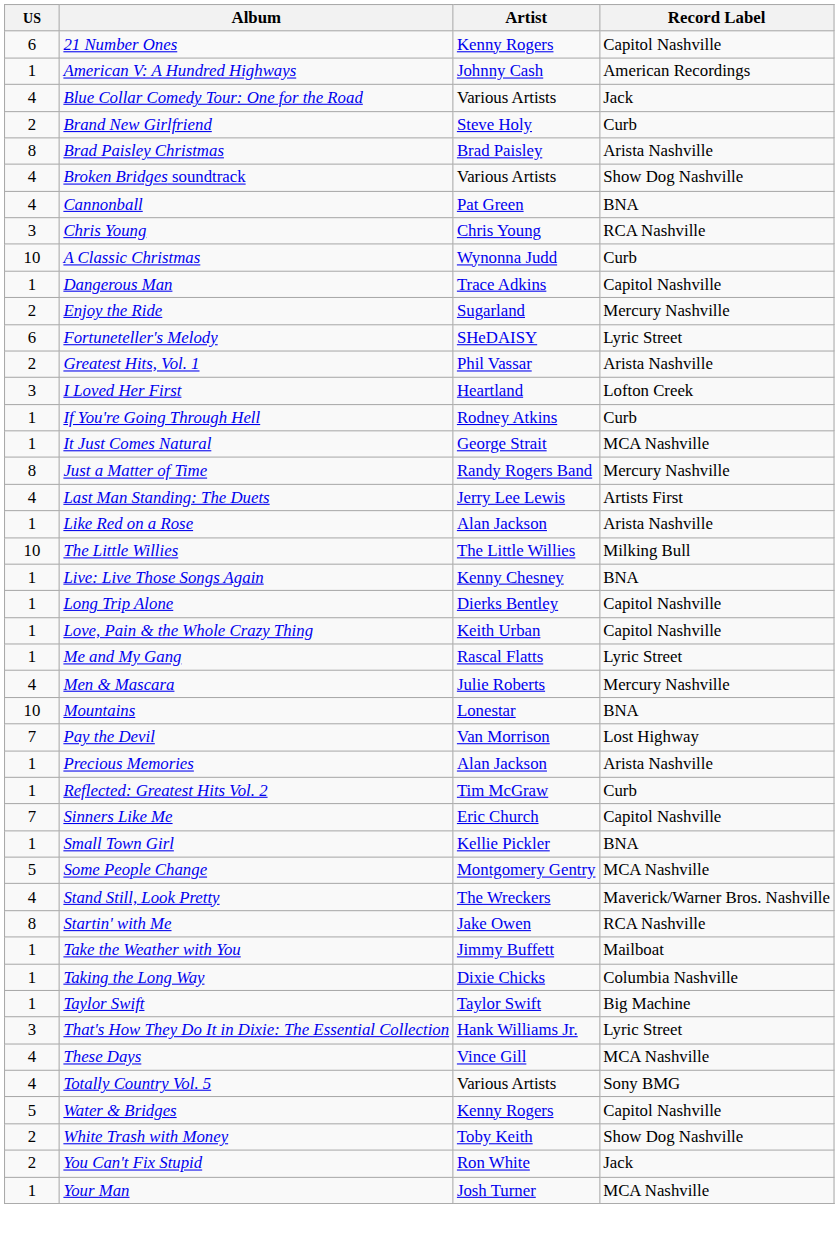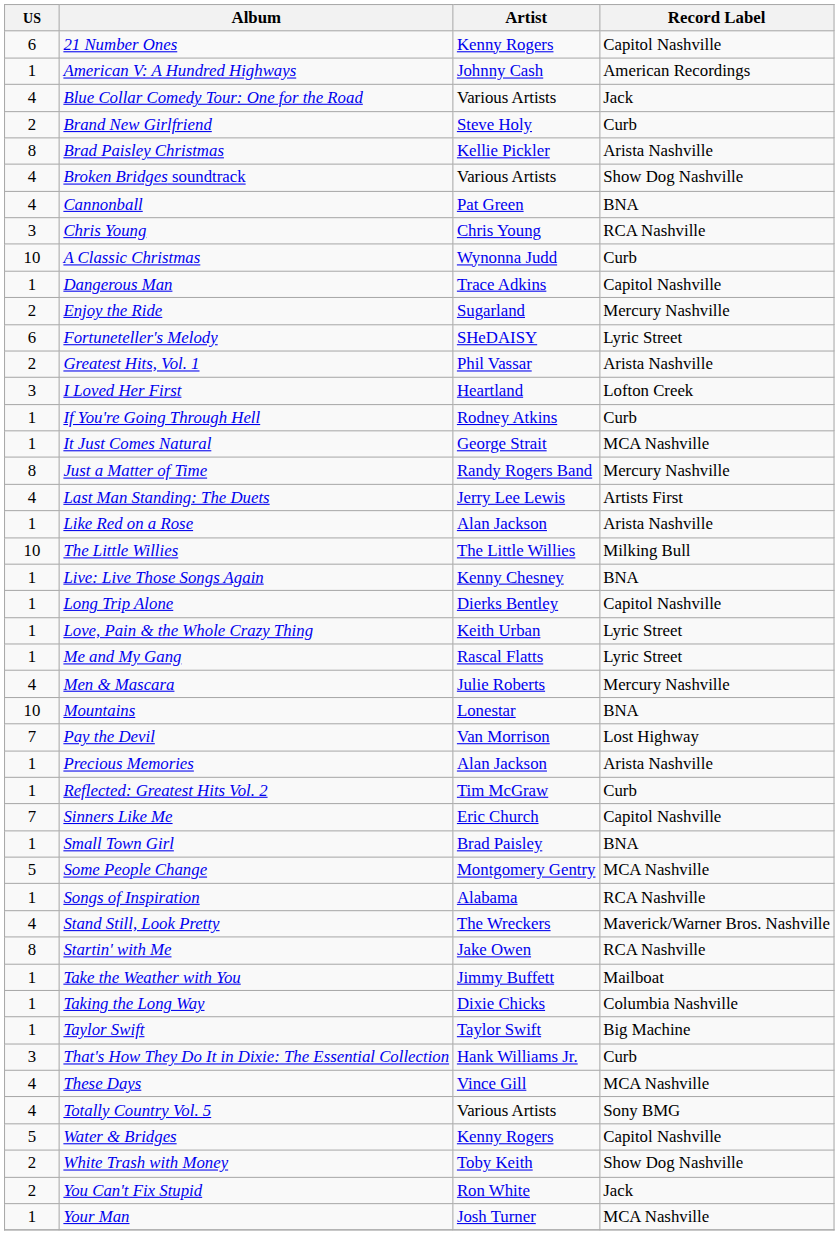(500, 151) Brad Paisley -> (503, 151) Kellie Pickler
(662, 630) Capitol Nashville -> (643, 630) Lyric Street
(503, 843) Kellie Pickler -> (500, 843) Brad Paisley
+ row: (132, 897)
(643, 1030) Lyric Street -> (620, 1056) Curb
